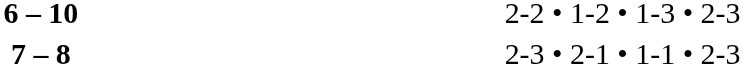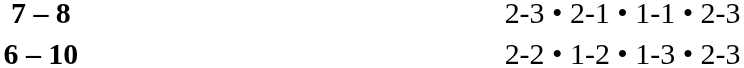rows swapped: (41, 54) <-> (41, 13)
